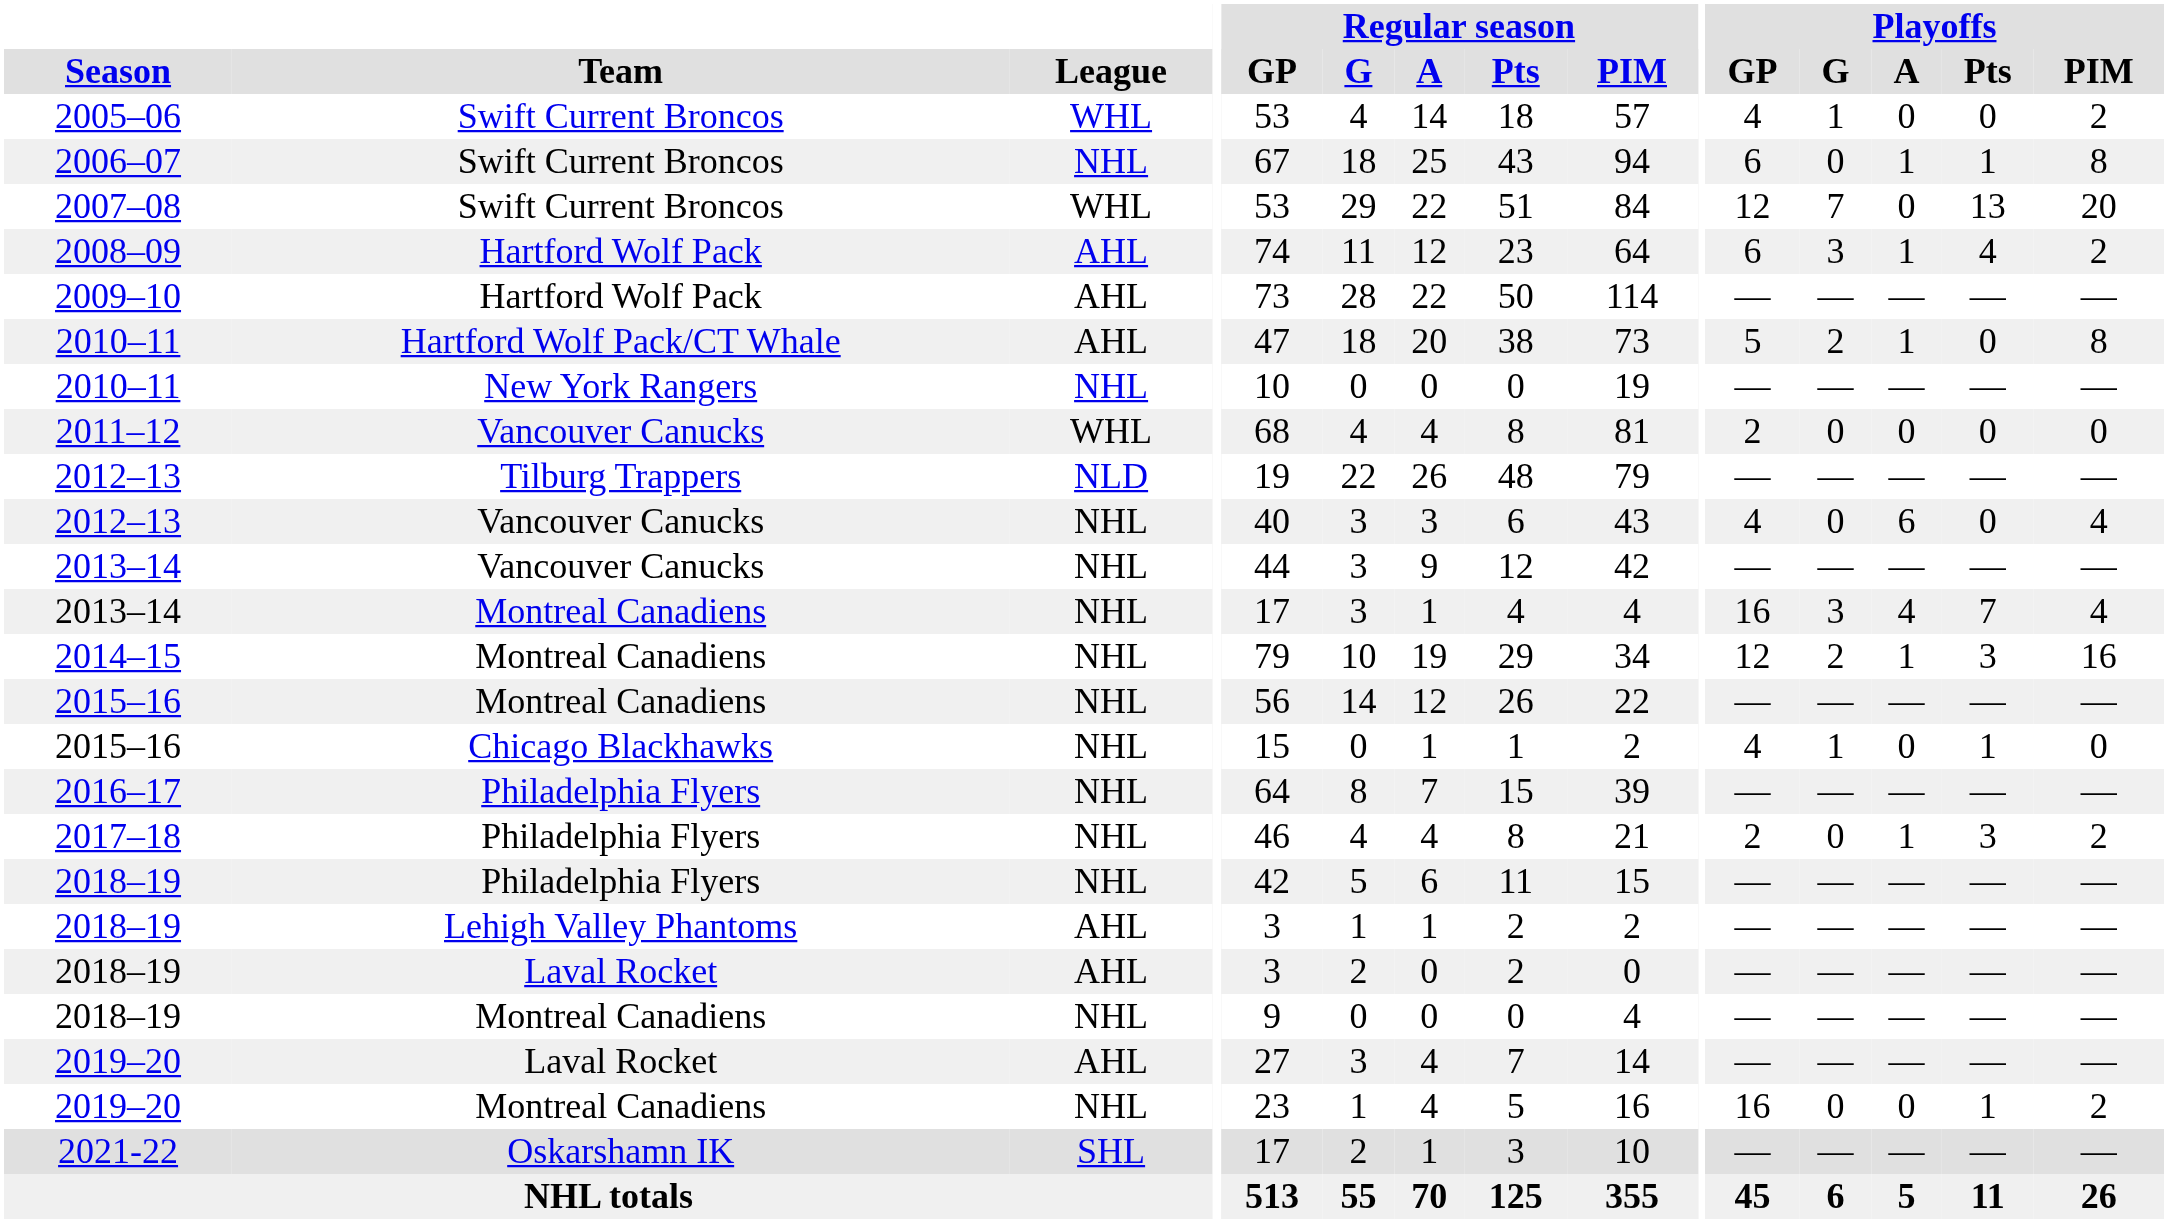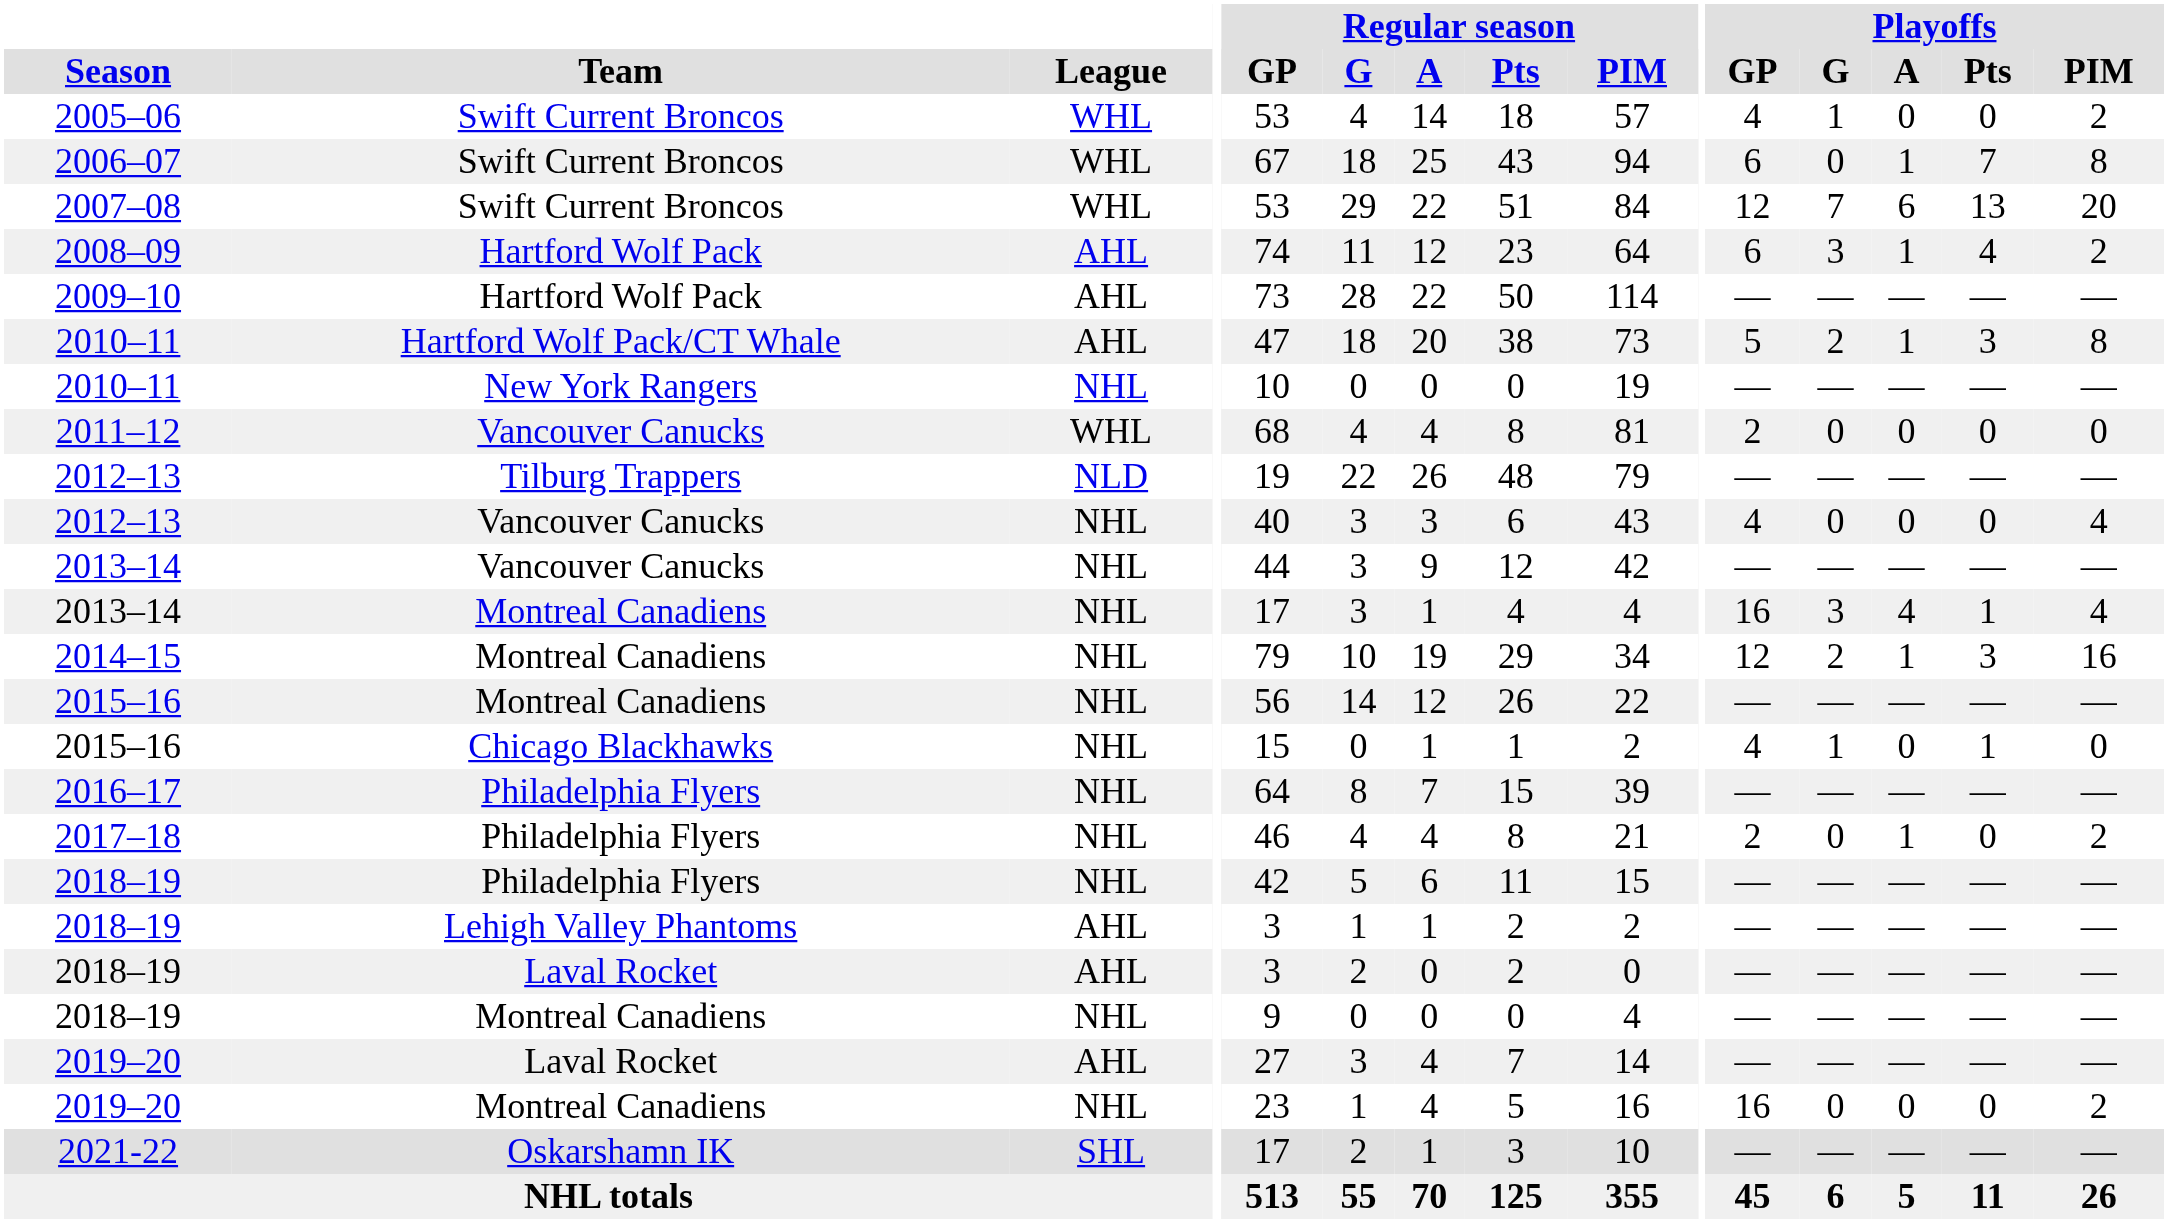(1111, 160) NHL -> (1111, 160) WHL
(1988, 160) 1 -> (1988, 160) 7
(1906, 205) 0 -> (1906, 205) 6
(1988, 340) 0 -> (1988, 340) 3
(1906, 520) 6 -> (1906, 520) 0
(1988, 610) 7 -> (1988, 610) 1
(1988, 835) 3 -> (1988, 835) 0
(1988, 1105) 1 -> (1988, 1105) 0
